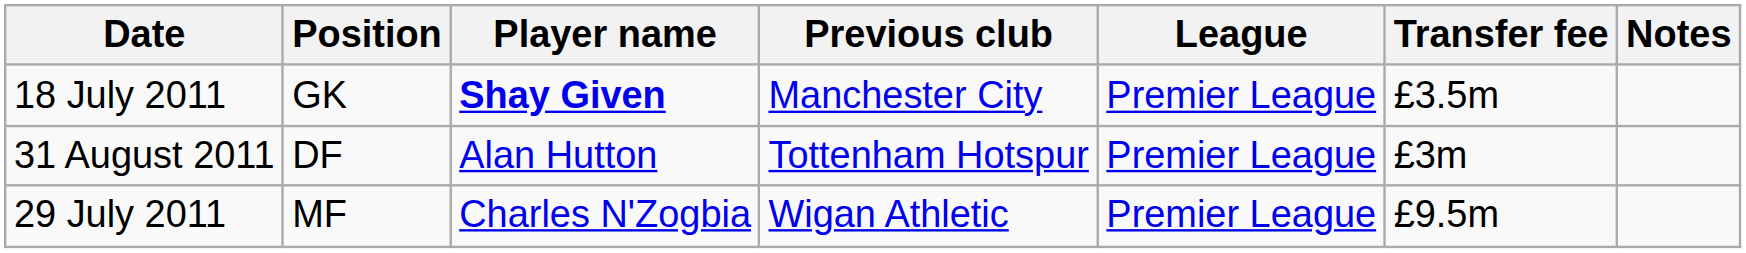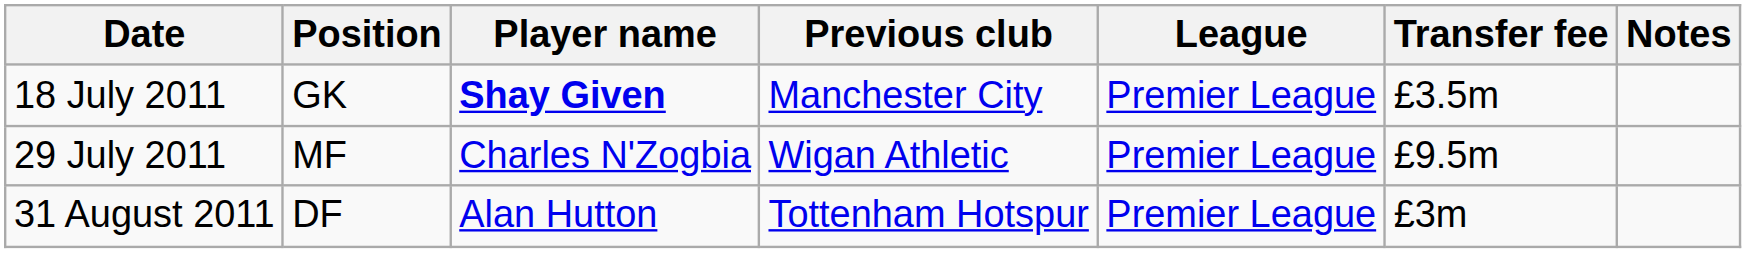rows swapped: (120, 214) <-> (144, 154)
